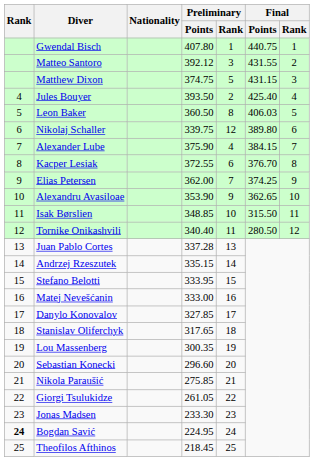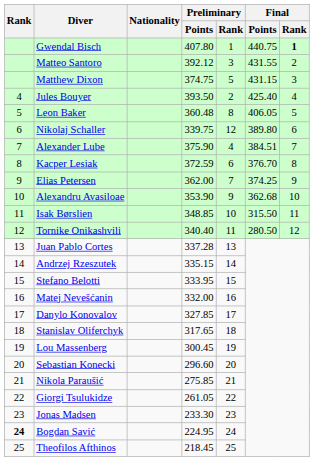(294, 46) normal -> (294, 46) bold
(199, 113) 360.50 -> (199, 113) 360.48
(263, 113) 406.03 -> (263, 113) 406.05
(263, 146) 384.15 -> (263, 146) 384.51
(199, 163) 372.55 -> (199, 163) 372.59
(263, 197) 362.65 -> (263, 197) 362.68
(199, 297) 333.00 -> (199, 297) 332.00
(199, 347) 300.35 -> (199, 347) 300.45
